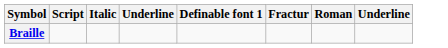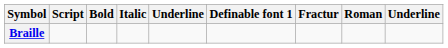+ column: (102, 14)
